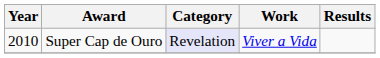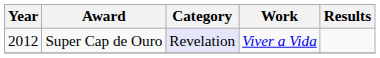(23, 40) 2010 -> (23, 40) 2012
